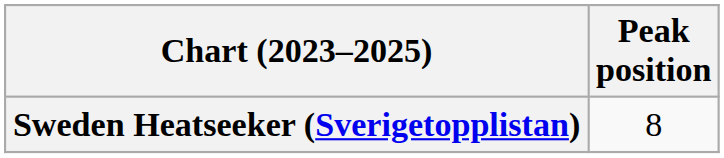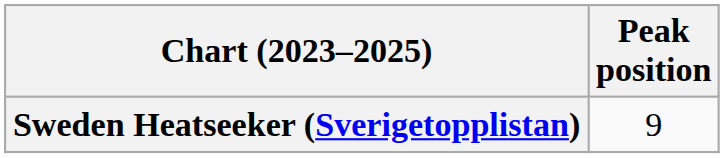(654, 123) 8 -> (654, 123) 9
